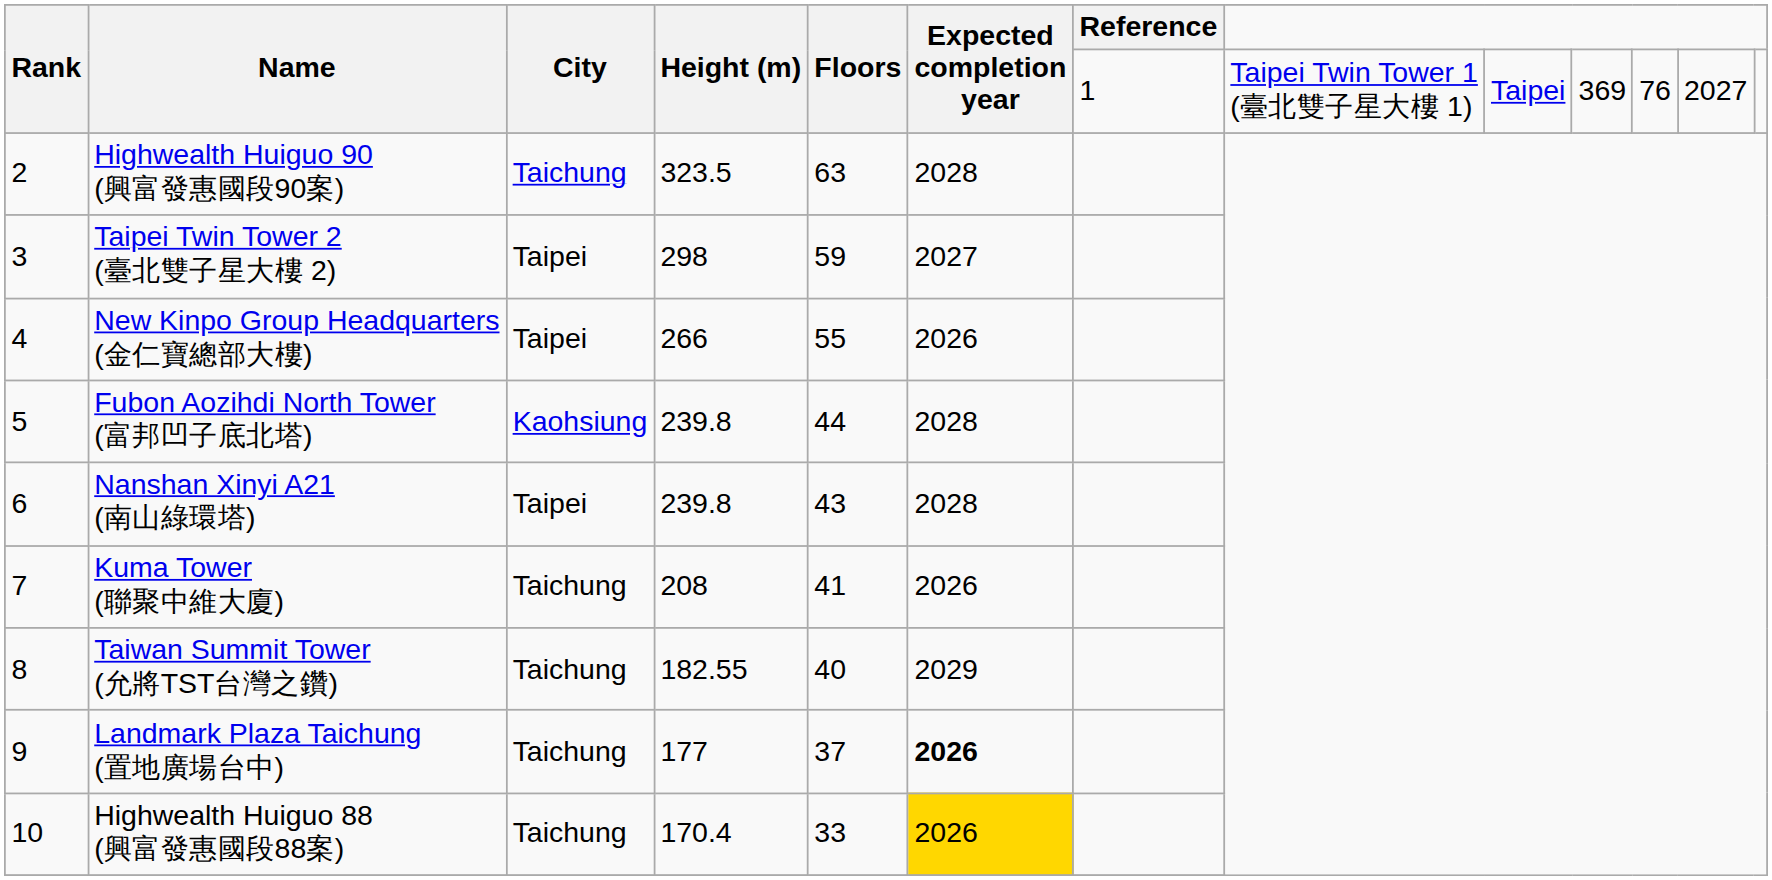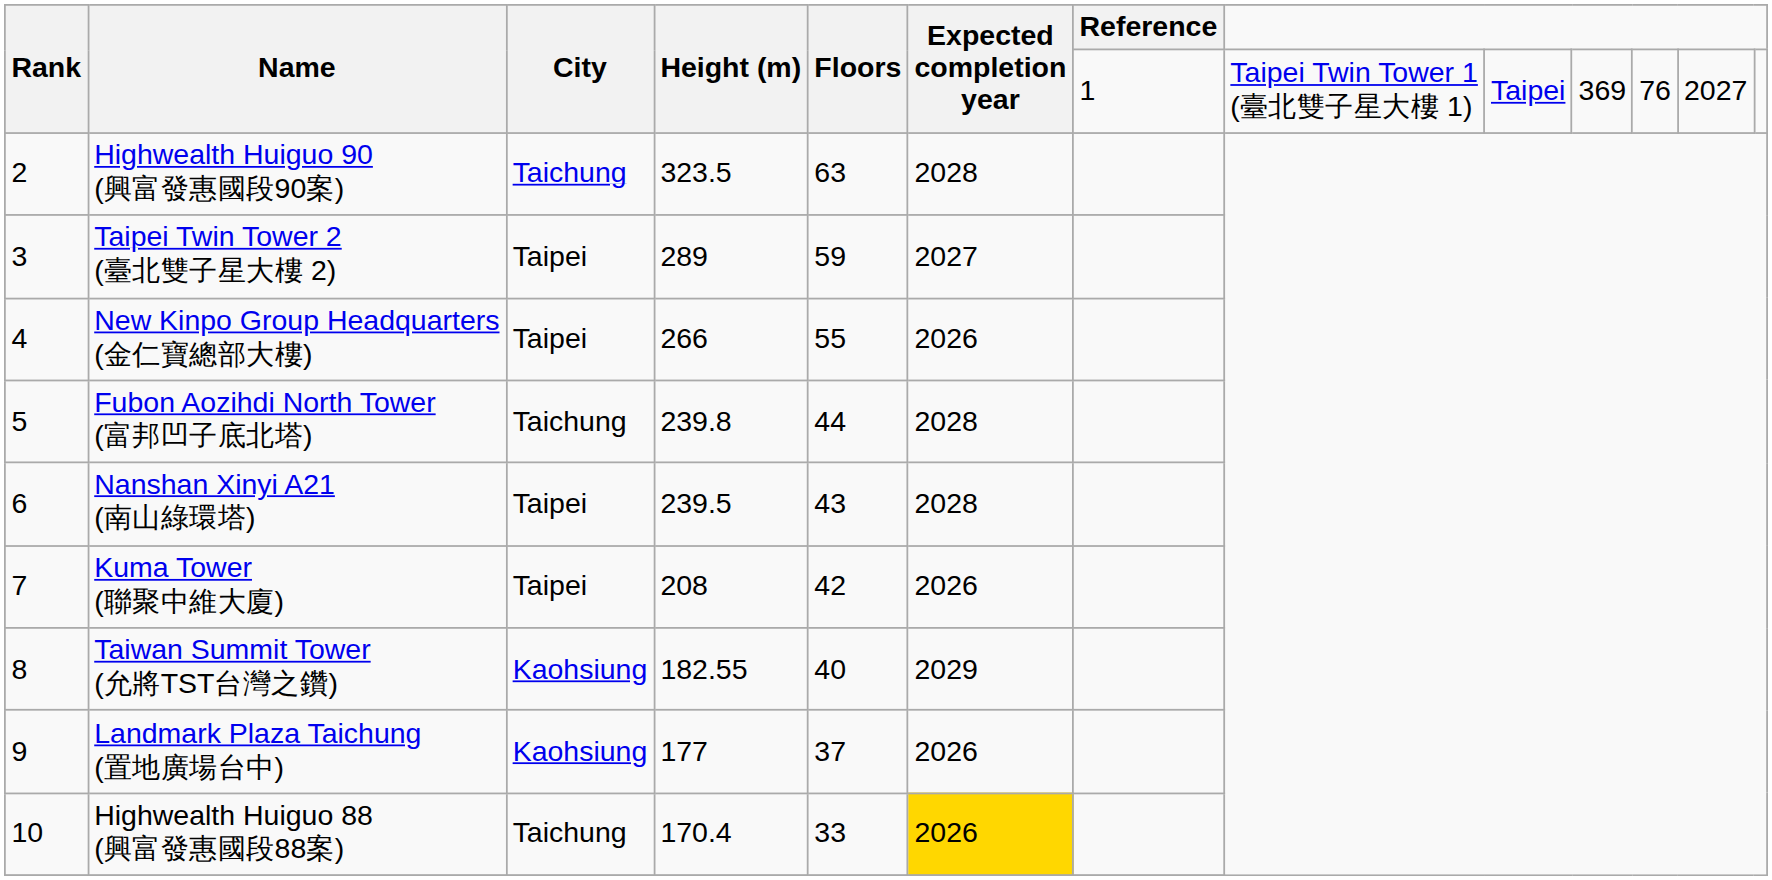(684, 256) 298 -> (684, 256) 289
(580, 421) Kaohsiung -> (570, 421) Taichung
(696, 503) 239.8 -> (696, 503) 239.5
(570, 586) Taichung -> (550, 586) Taipei
(830, 586) 41 -> (830, 586) 42
(570, 668) Taichung -> (580, 668) Kaohsiung
(570, 751) Taichung -> (580, 751) Kaohsiung
(946, 751) bold -> (946, 751) normal
